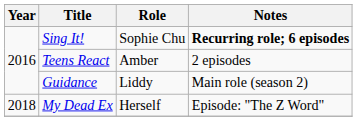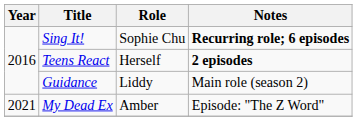(139, 60) Amber -> (140, 60) Herself
(221, 60) normal -> (222, 60) bold
(22, 104) 2018 -> (22, 104) 2021
(140, 104) Herself -> (139, 104) Amber
